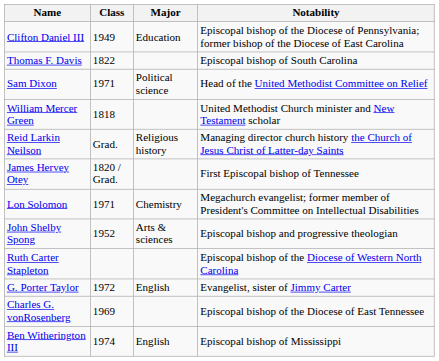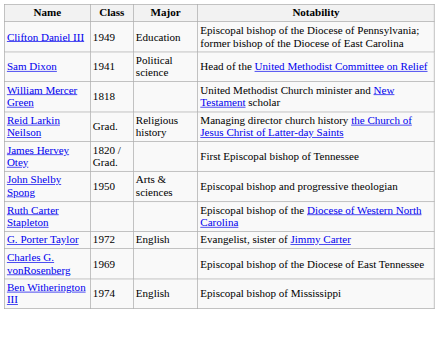- row: (44, 60)
(104, 84) 1971 -> (104, 66) 1941
- row: (37, 204)
(104, 234) 1952 -> (104, 186) 1950
